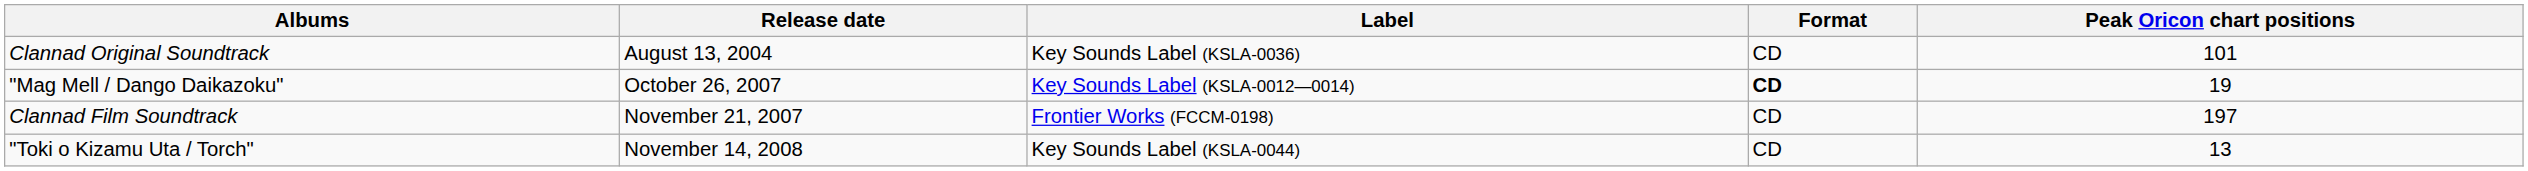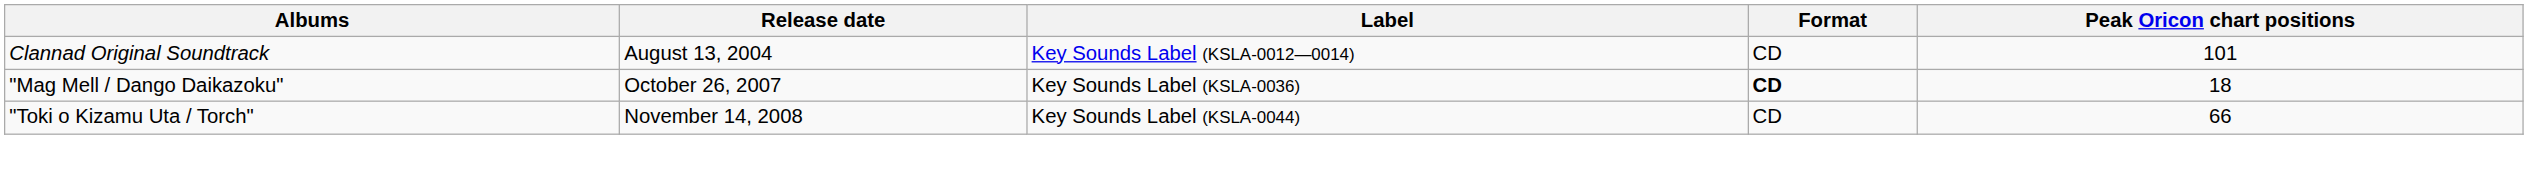(1166, 52) Key Sounds Label (KSLA-0036) -> (1193, 52) Key Sounds Label (KSLA-0012—0014)
(1193, 85) Key Sounds Label (KSLA-0012—0014) -> (1166, 85) Key Sounds Label (KSLA-0036)
(2220, 85) 19 -> (2220, 85) 18
- row: (123, 117)
(2220, 149) 13 -> (2220, 117) 66
